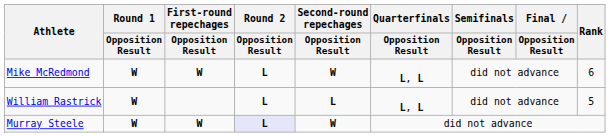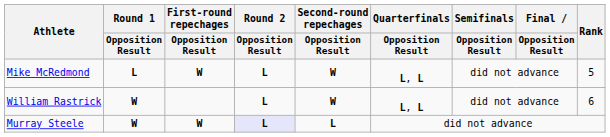(134, 73) W -> (134, 73) L
(591, 73) 6 -> (591, 73) 5
(333, 101) L -> (333, 101) W
(591, 101) 5 -> (591, 101) 6
(333, 124) W -> (333, 124) L
